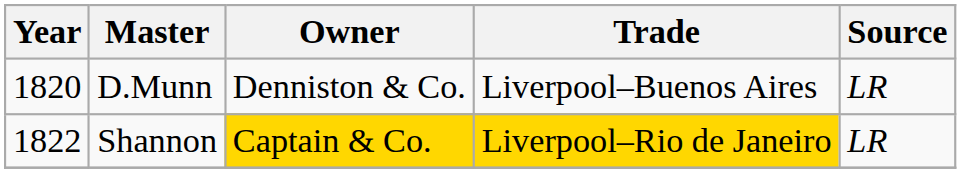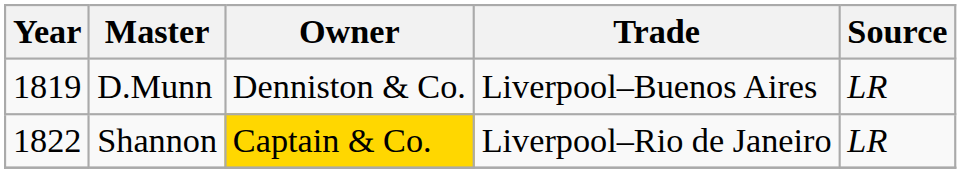(47, 85) 1820 -> (47, 85) 1819
(657, 140) gold background -> (657, 140) no background
